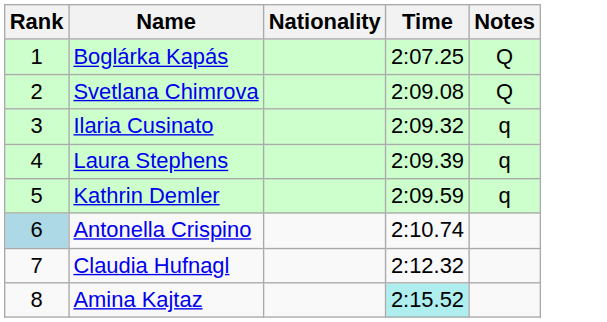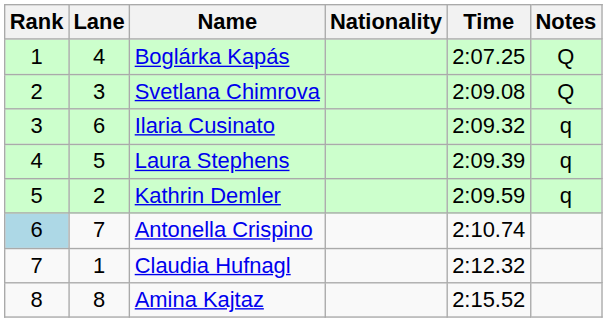+ column: (99, 21)
(427, 299) paleturquoise background -> (489, 299) no background
